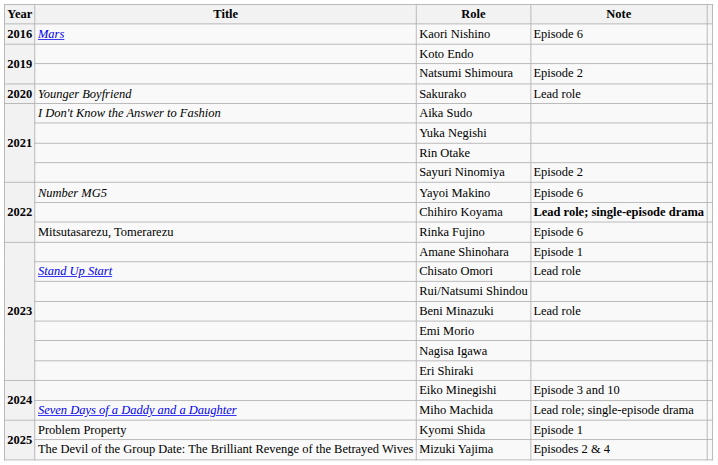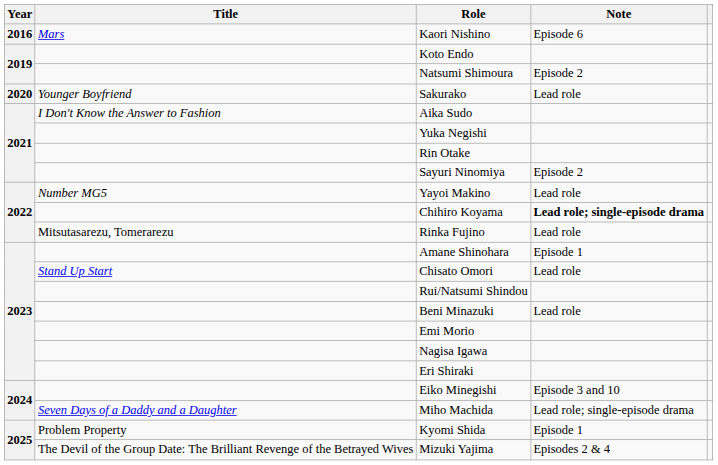(558, 192) Episode 6 -> (557, 192) Lead role
(558, 232) Episode 6 -> (557, 232) Lead role
